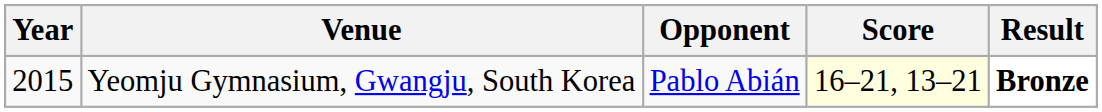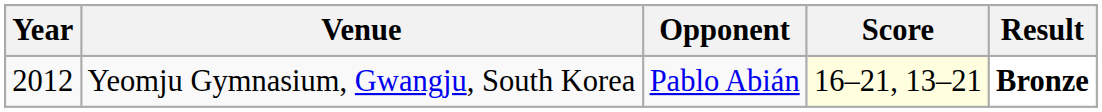(43, 80) 2015 -> (43, 80) 2012
